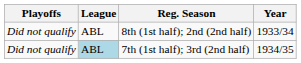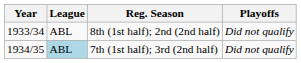columns swapped: (275, 13) <-> (41, 13)
